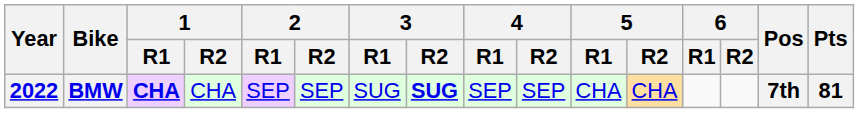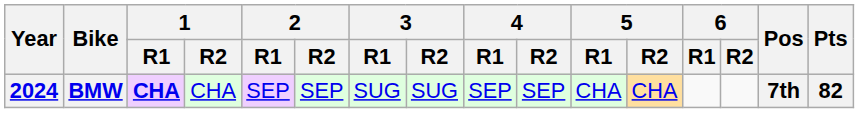(34, 91) 2022 -> (34, 91) 2024
(434, 91) bold -> (434, 91) normal
(831, 91) 81 -> (831, 91) 82
